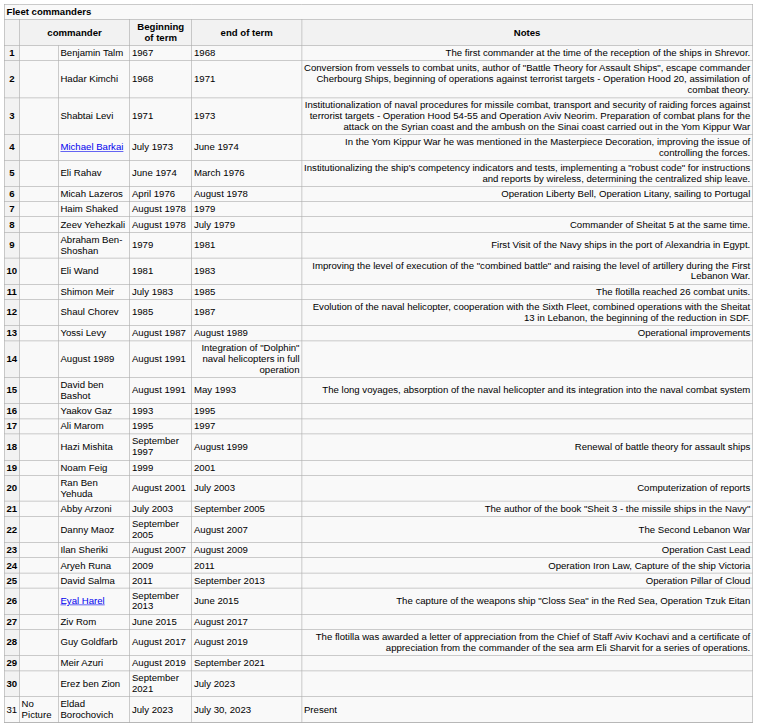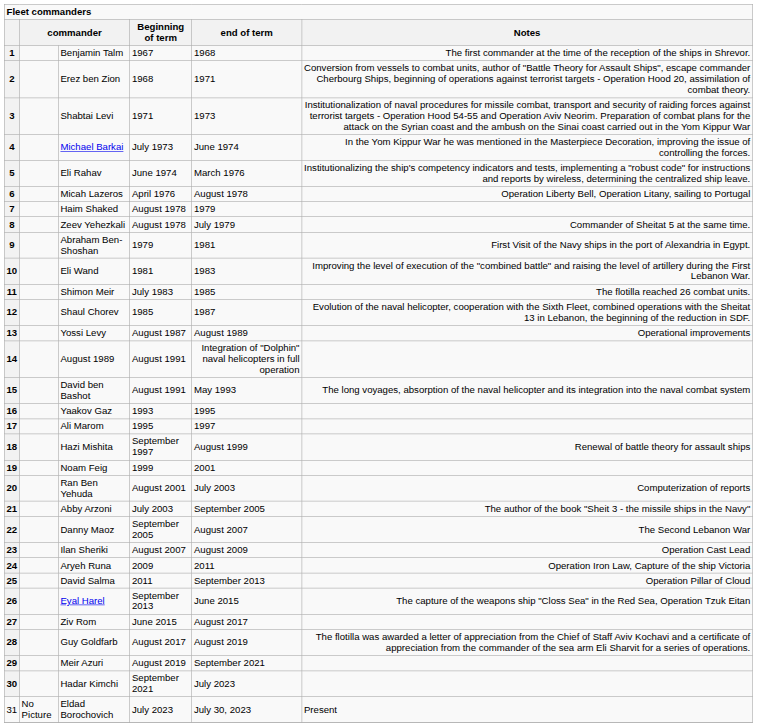(89, 79) Hadar Kimchi -> (90, 79) Erez ben Zion
(90, 683) Erez ben Zion -> (89, 683) Hadar Kimchi
